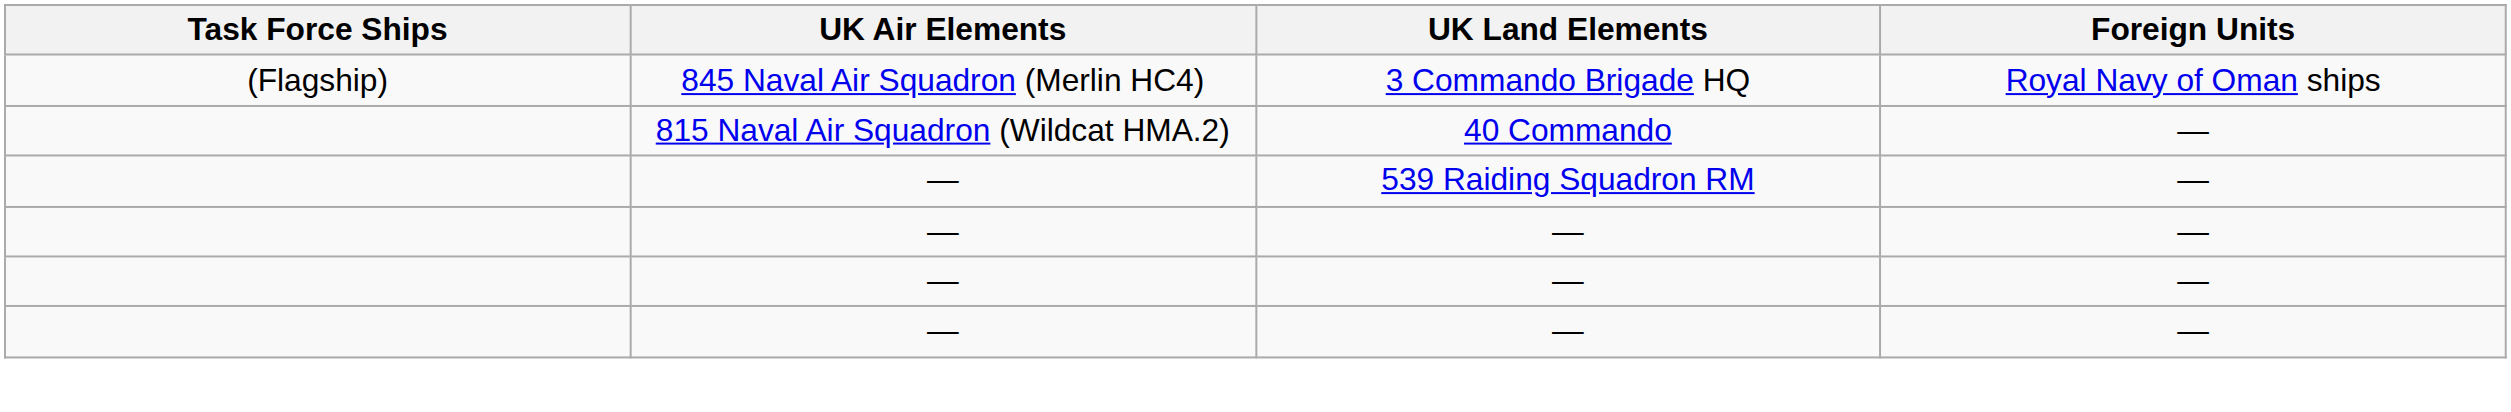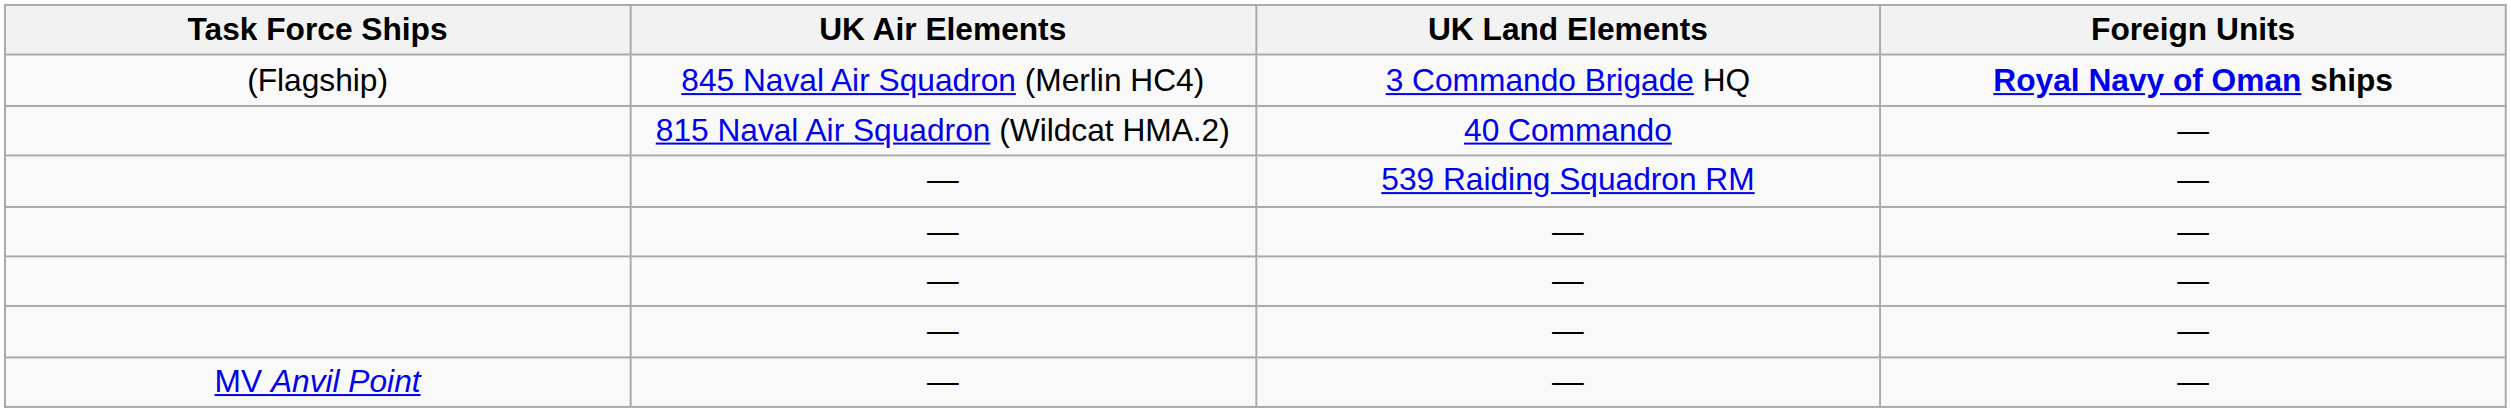(2193, 79) normal -> (2193, 79) bold
+ row: (318, 381)
